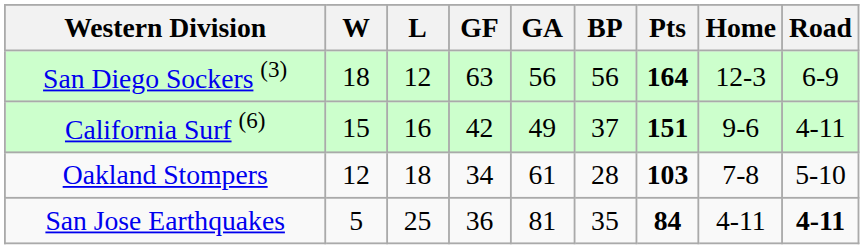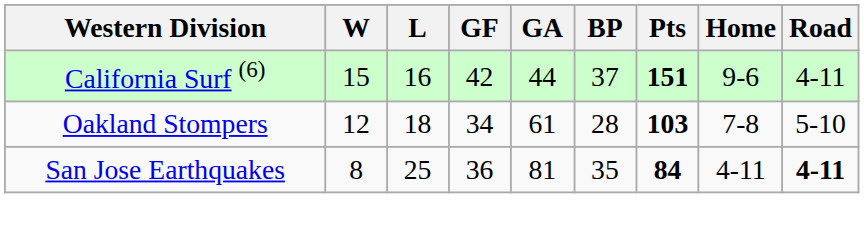- row: (165, 75)
(542, 127) 49 -> (542, 75) 44
(356, 221) 5 -> (356, 169) 8
